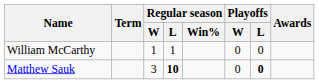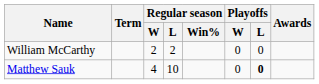(154, 50) 1 -> (154, 50) 2
(173, 50) 1 -> (173, 50) 2
(154, 69) 3 -> (154, 69) 4
(173, 69) bold -> (173, 69) normal
